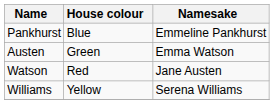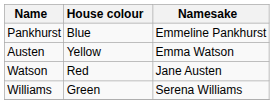(83, 52) Green -> (84, 52) Yellow
(84, 90) Yellow -> (83, 90) Green
